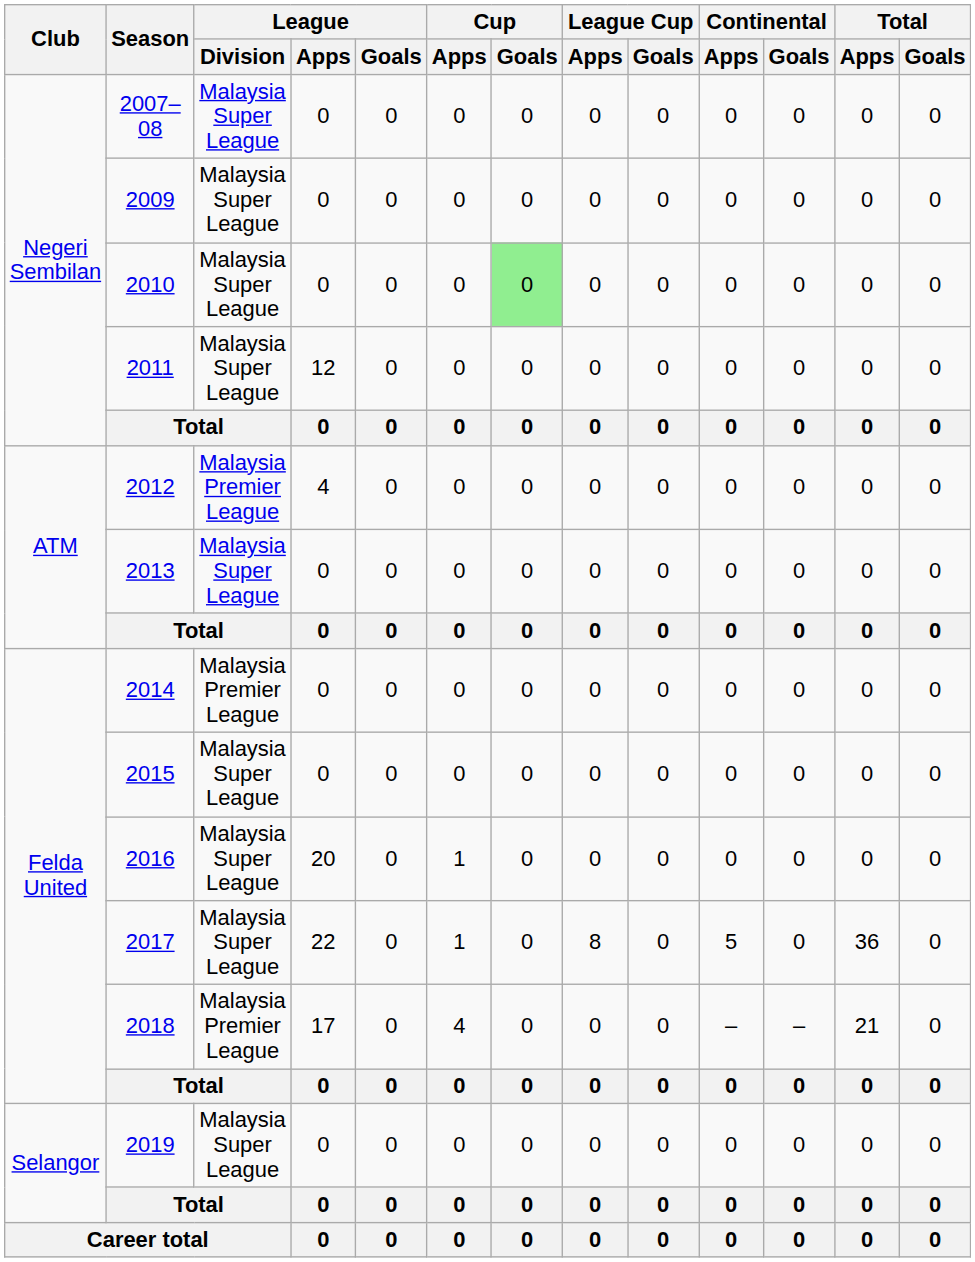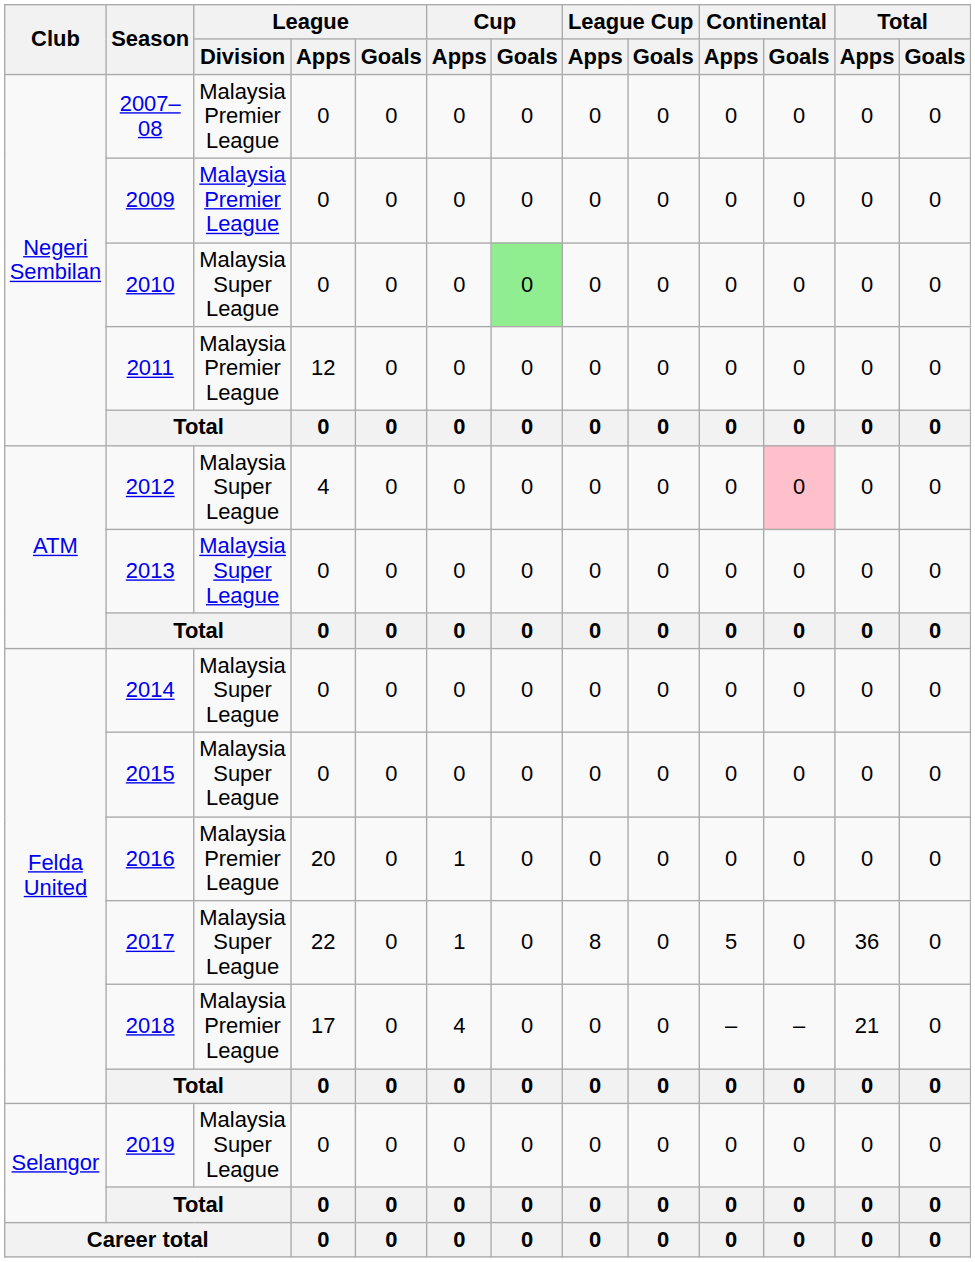(243, 116) Malaysia Super League -> (243, 116) Malaysia Premier League
(243, 200) Malaysia Super League -> (243, 200) Malaysia Premier League
(243, 368) Malaysia Super League -> (243, 368) Malaysia Premier League
(243, 487) Malaysia Premier League -> (243, 487) Malaysia Super League
(799, 487) no background -> (799, 487) pink background
(243, 690) Malaysia Premier League -> (243, 690) Malaysia Super League
(243, 858) Malaysia Super League -> (243, 858) Malaysia Premier League
